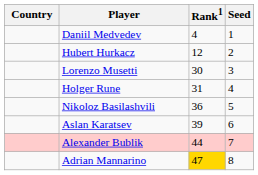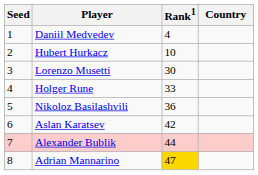columns swapped: (32, 15) <-> (239, 15)
(197, 52) 12 -> (170, 52) 10
(197, 88) 31 -> (170, 88) 33
(197, 124) 39 -> (170, 124) 42
